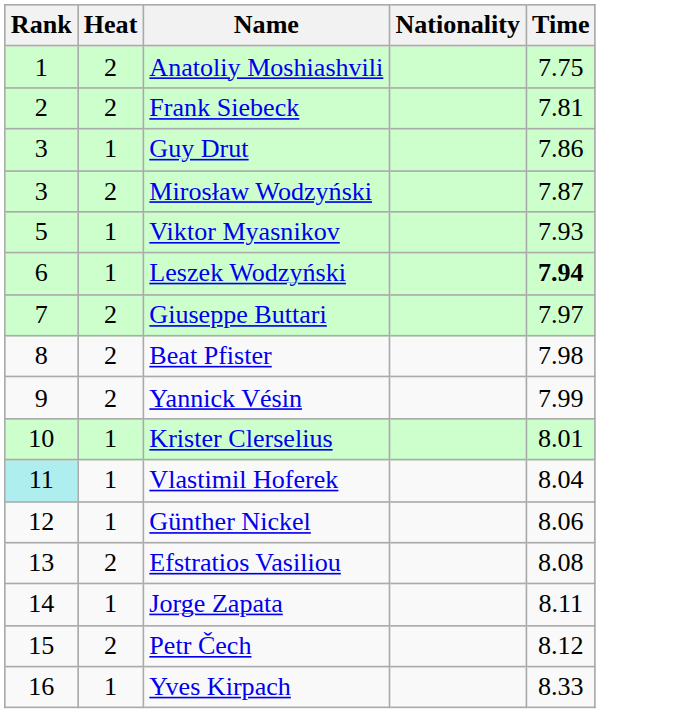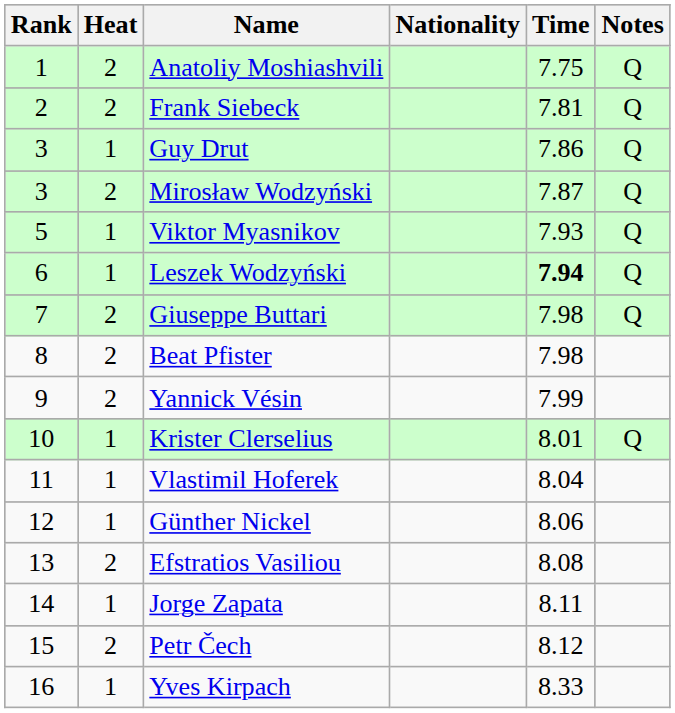+ column: (633, 25)
(561, 314) 7.97 -> (561, 314) 7.98
(41, 480) paleturquoise background -> (41, 480) no background
